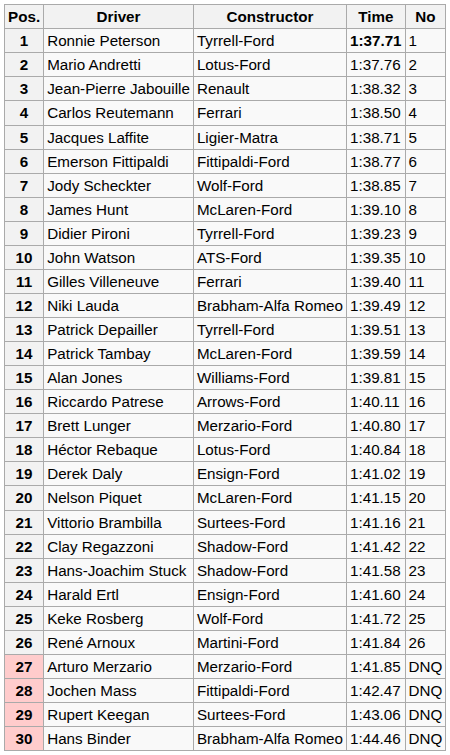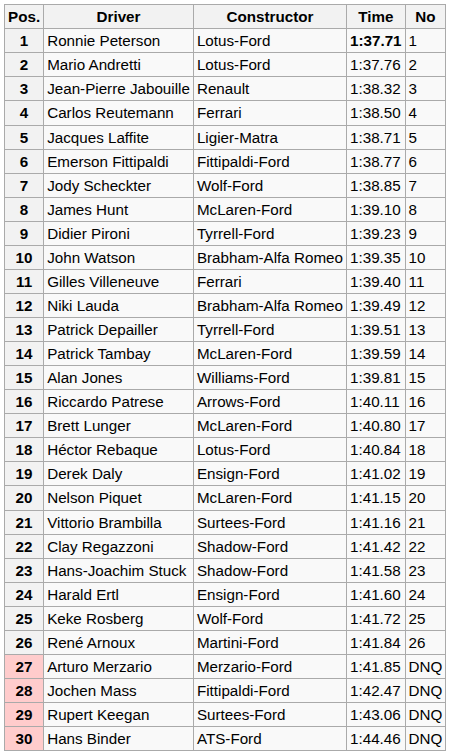(236, 41) Tyrrell-Ford -> (234, 41) Lotus-Ford
(229, 257) ATS-Ford -> (270, 257) Brabham-Alfa Romeo
(245, 426) Merzario-Ford -> (245, 426) McLaren-Ford
(270, 739) Brabham-Alfa Romeo -> (229, 739) ATS-Ford
